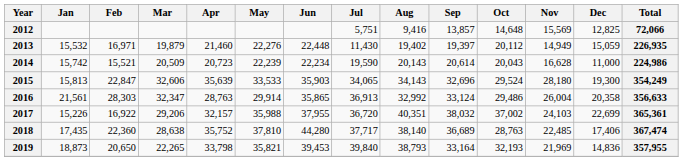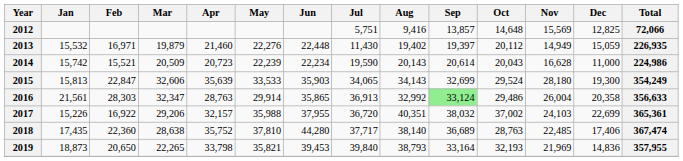(461, 80) 32,696 -> (461, 80) 32,699
(461, 97) no background -> (461, 97) lightgreen background
